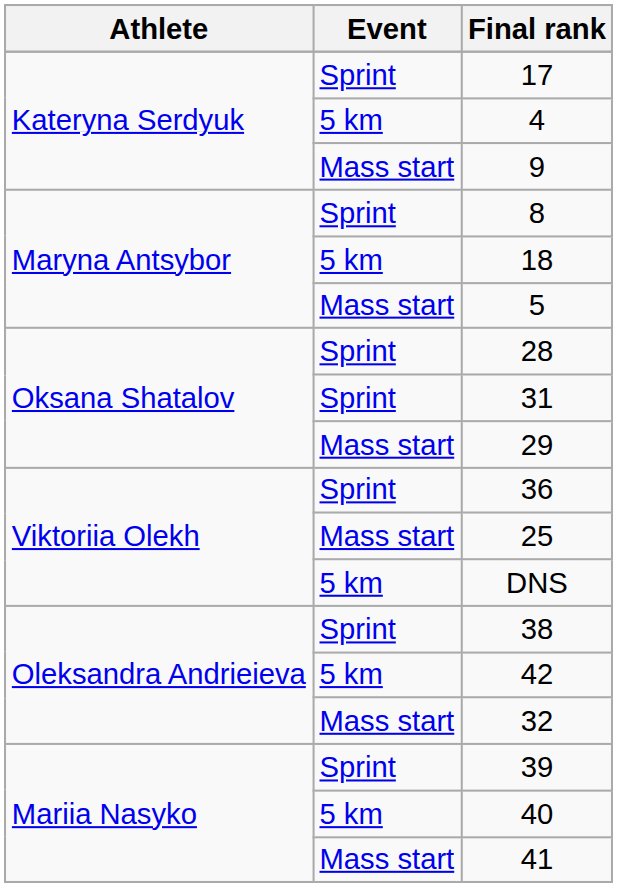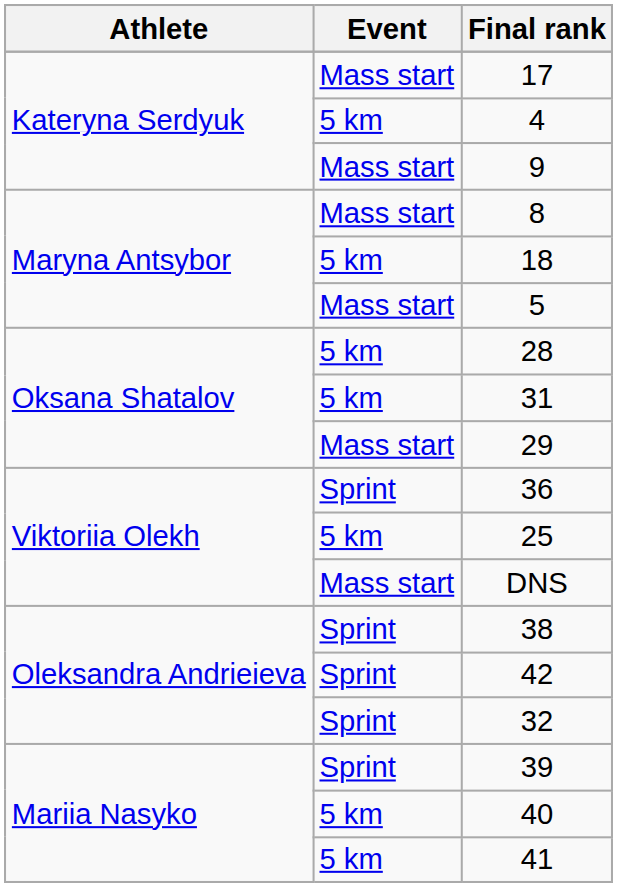(358, 75) Sprint -> (387, 75) Mass start
(358, 213) Sprint -> (387, 213) Mass start
(358, 352) Sprint -> (351, 352) 5 km
(358, 398) Sprint -> (351, 398) 5 km
(387, 537) Mass start -> (351, 537) 5 km
(351, 583) 5 km -> (387, 583) Mass start
(351, 675) 5 km -> (358, 675) Sprint
(387, 721) Mass start -> (358, 721) Sprint
(387, 860) Mass start -> (351, 860) 5 km
